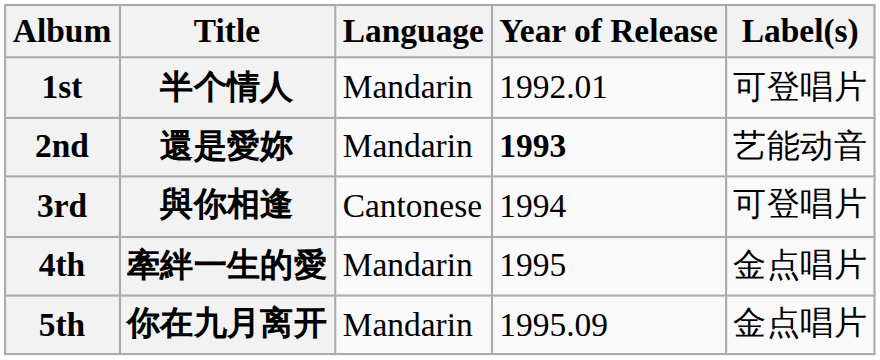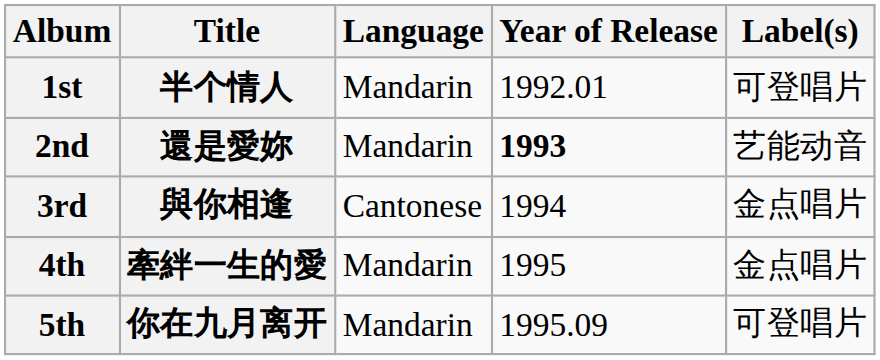(800, 204) 可登唱片 -> (800, 204) 金点唱片
(800, 323) 金点唱片 -> (800, 323) 可登唱片
